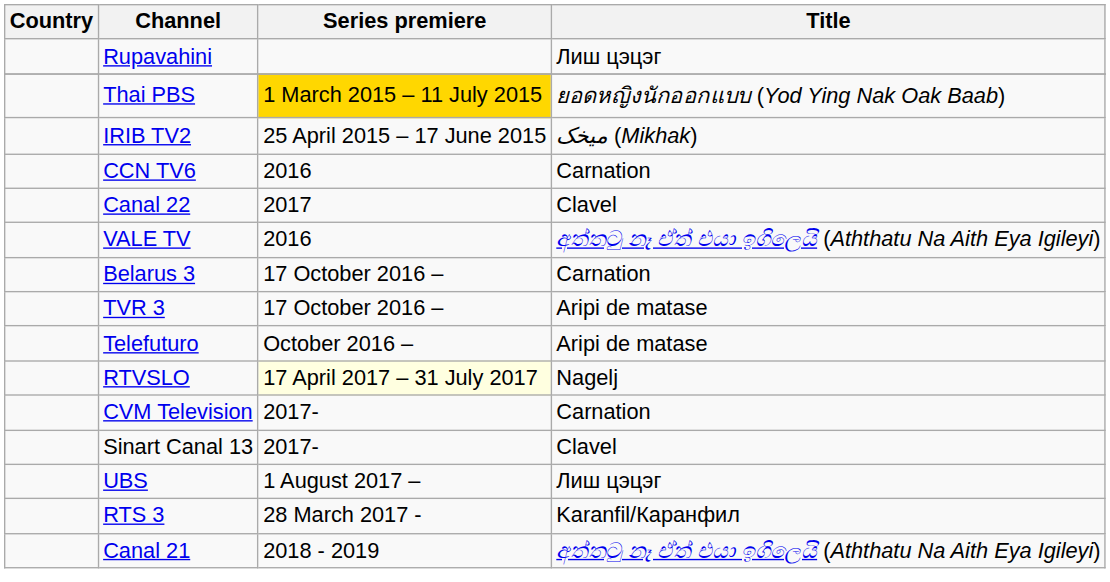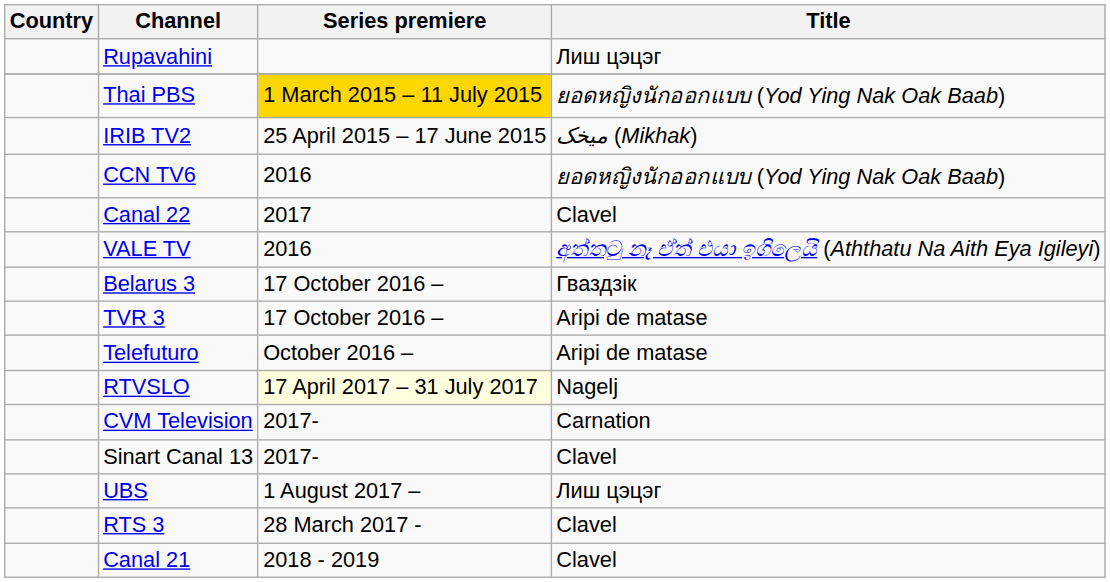(603, 170) Carnation -> (781, 176) ยอดหญิงนักออกแบบ (Yod Ying Nak Oak Baab)
(603, 274) Carnation -> (596, 283) Гваздзік
(648, 515) Karanfil/Каранфил -> (587, 525) Clavel
(828, 550) අත්තටු නෑ ඒත් එයා ඉගිලෙයි (Aththatu Na Aith Eya Igileyi) -> (587, 559) Clavel
